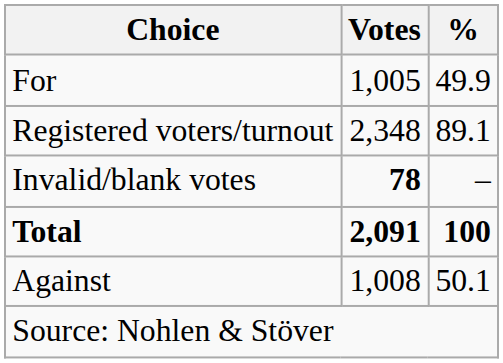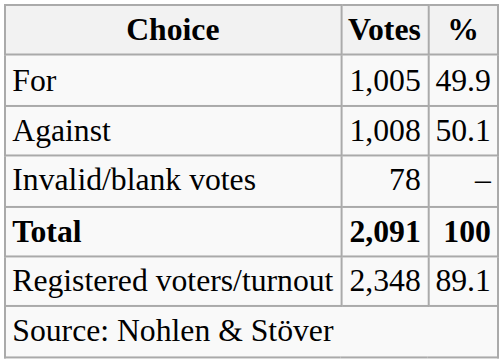rows swapped: (62, 280) <-> (173, 130)
(405, 180) bold -> (405, 180) normal
